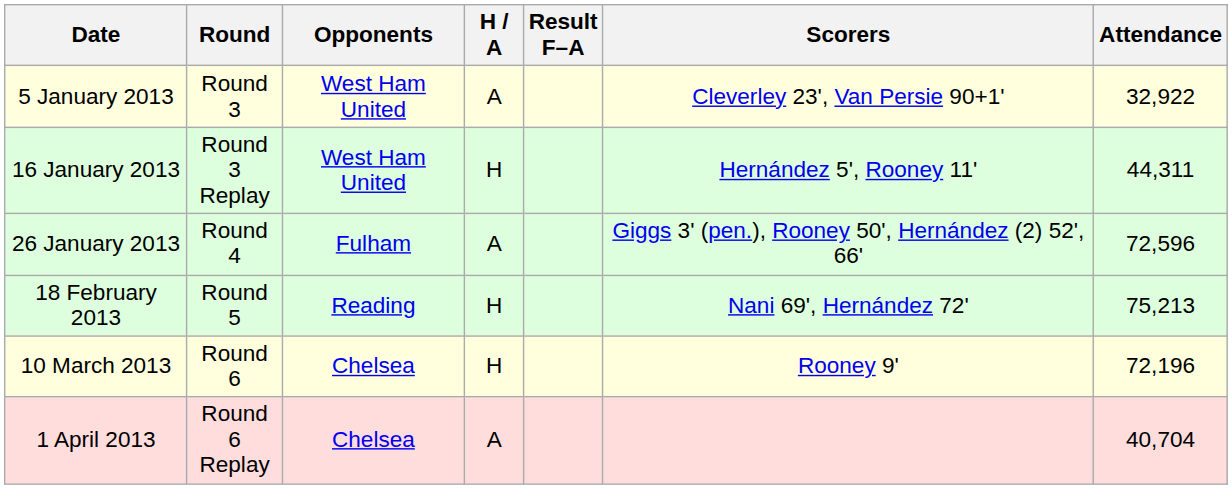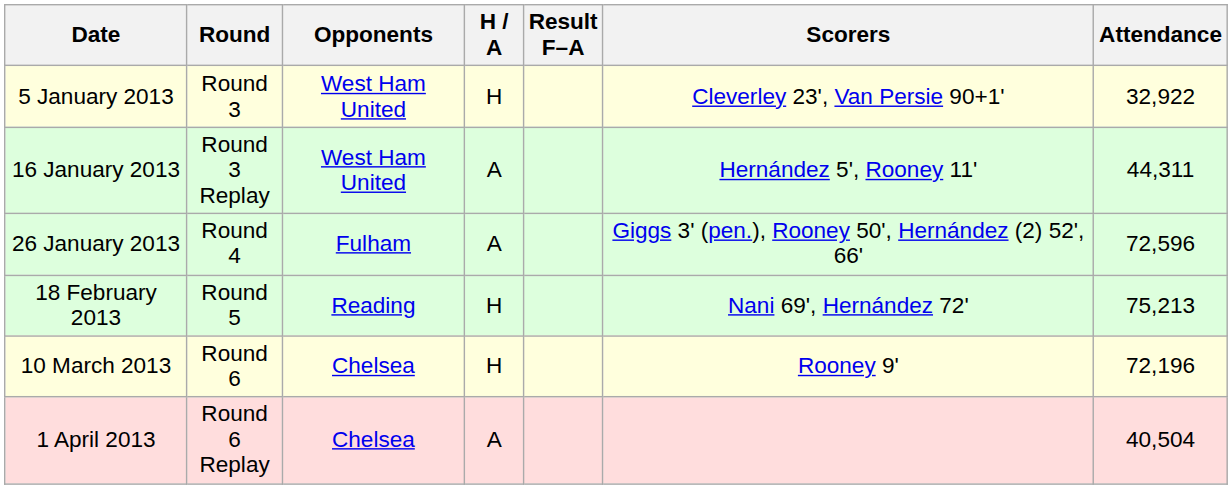(494, 96) A -> (494, 96) H
(494, 170) H -> (494, 170) A
(1161, 440) 40,704 -> (1161, 440) 40,504
